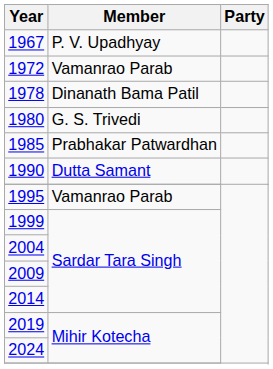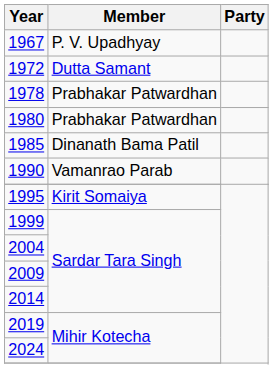(112, 68) Vamanrao Parab -> (101, 68) Dutta Samant
(125, 94) Dinanath Bama Patil -> (134, 94) Prabhakar Patwardhan
(96, 119) G. S. Trivedi -> (134, 119) Prabhakar Patwardhan
(134, 145) Prabhakar Patwardhan -> (125, 145) Dinanath Bama Patil
(101, 171) Dutta Samant -> (112, 171) Vamanrao Parab
(112, 196) Vamanrao Parab -> (99, 196) Kirit Somaiya
